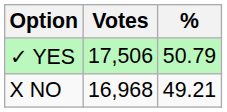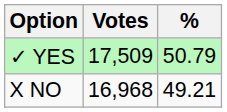(120, 55) 17,506 -> (120, 55) 17,509
